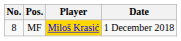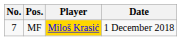(14, 28) 8 -> (14, 28) 7
